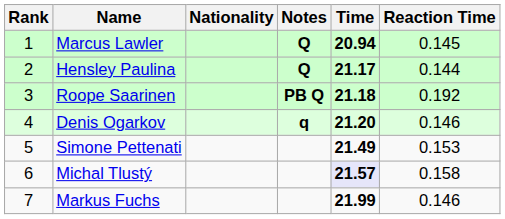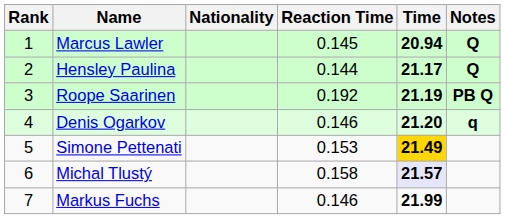columns swapped: (440, 17) <-> (304, 17)
(355, 95) 21.18 -> (422, 95) 21.19
(355, 148) no background -> (422, 148) gold background
